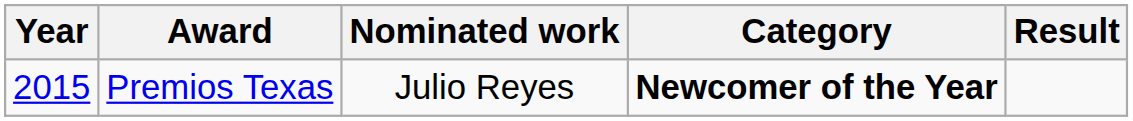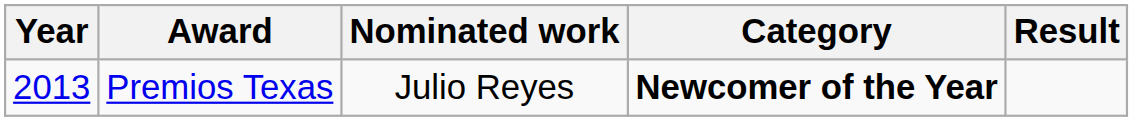(52, 87) 2015 -> (52, 87) 2013
